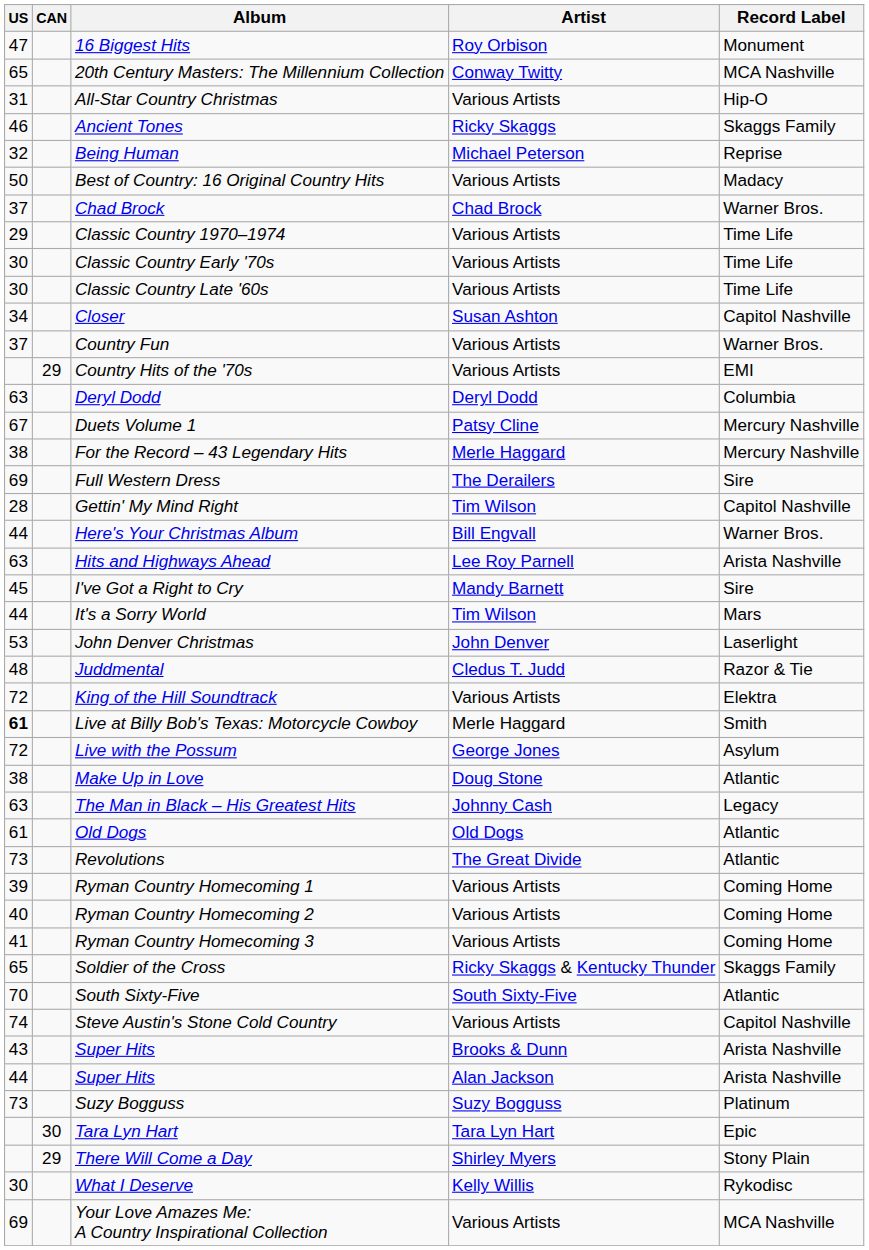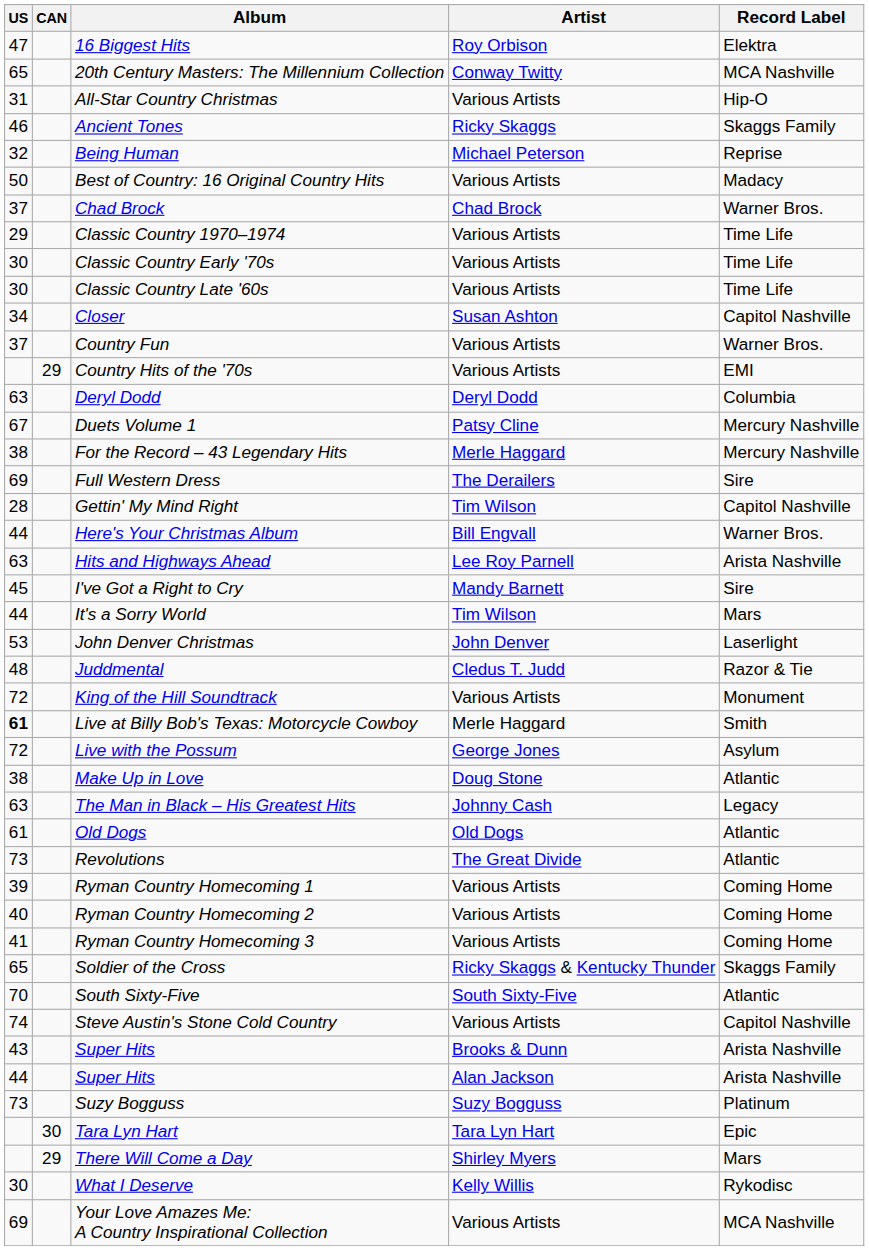(764, 45) Monument -> (750, 45) Elektra
(750, 696) Elektra -> (764, 696) Monument
(767, 1158) Stony Plain -> (742, 1158) Mars
